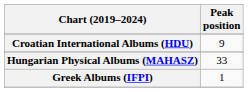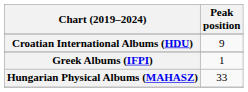rows swapped: (102, 78) <-> (102, 60)
